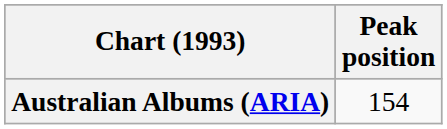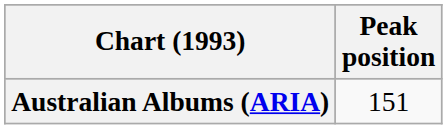(389, 100) 154 -> (389, 100) 151
